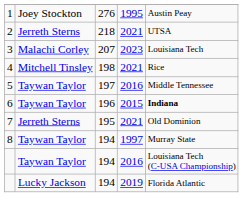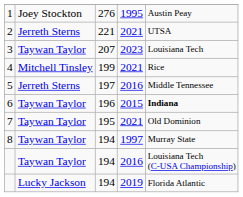(106, 31) 218 -> (106, 31) 221
(53, 49) Malachi Corley -> (52, 49) Taywan Taylor
(106, 67) 198 -> (106, 67) 199
(52, 85) Taywan Taylor -> (49, 85) Jerreth Sterns
(49, 121) Jerreth Sterns -> (52, 121) Taywan Taylor
